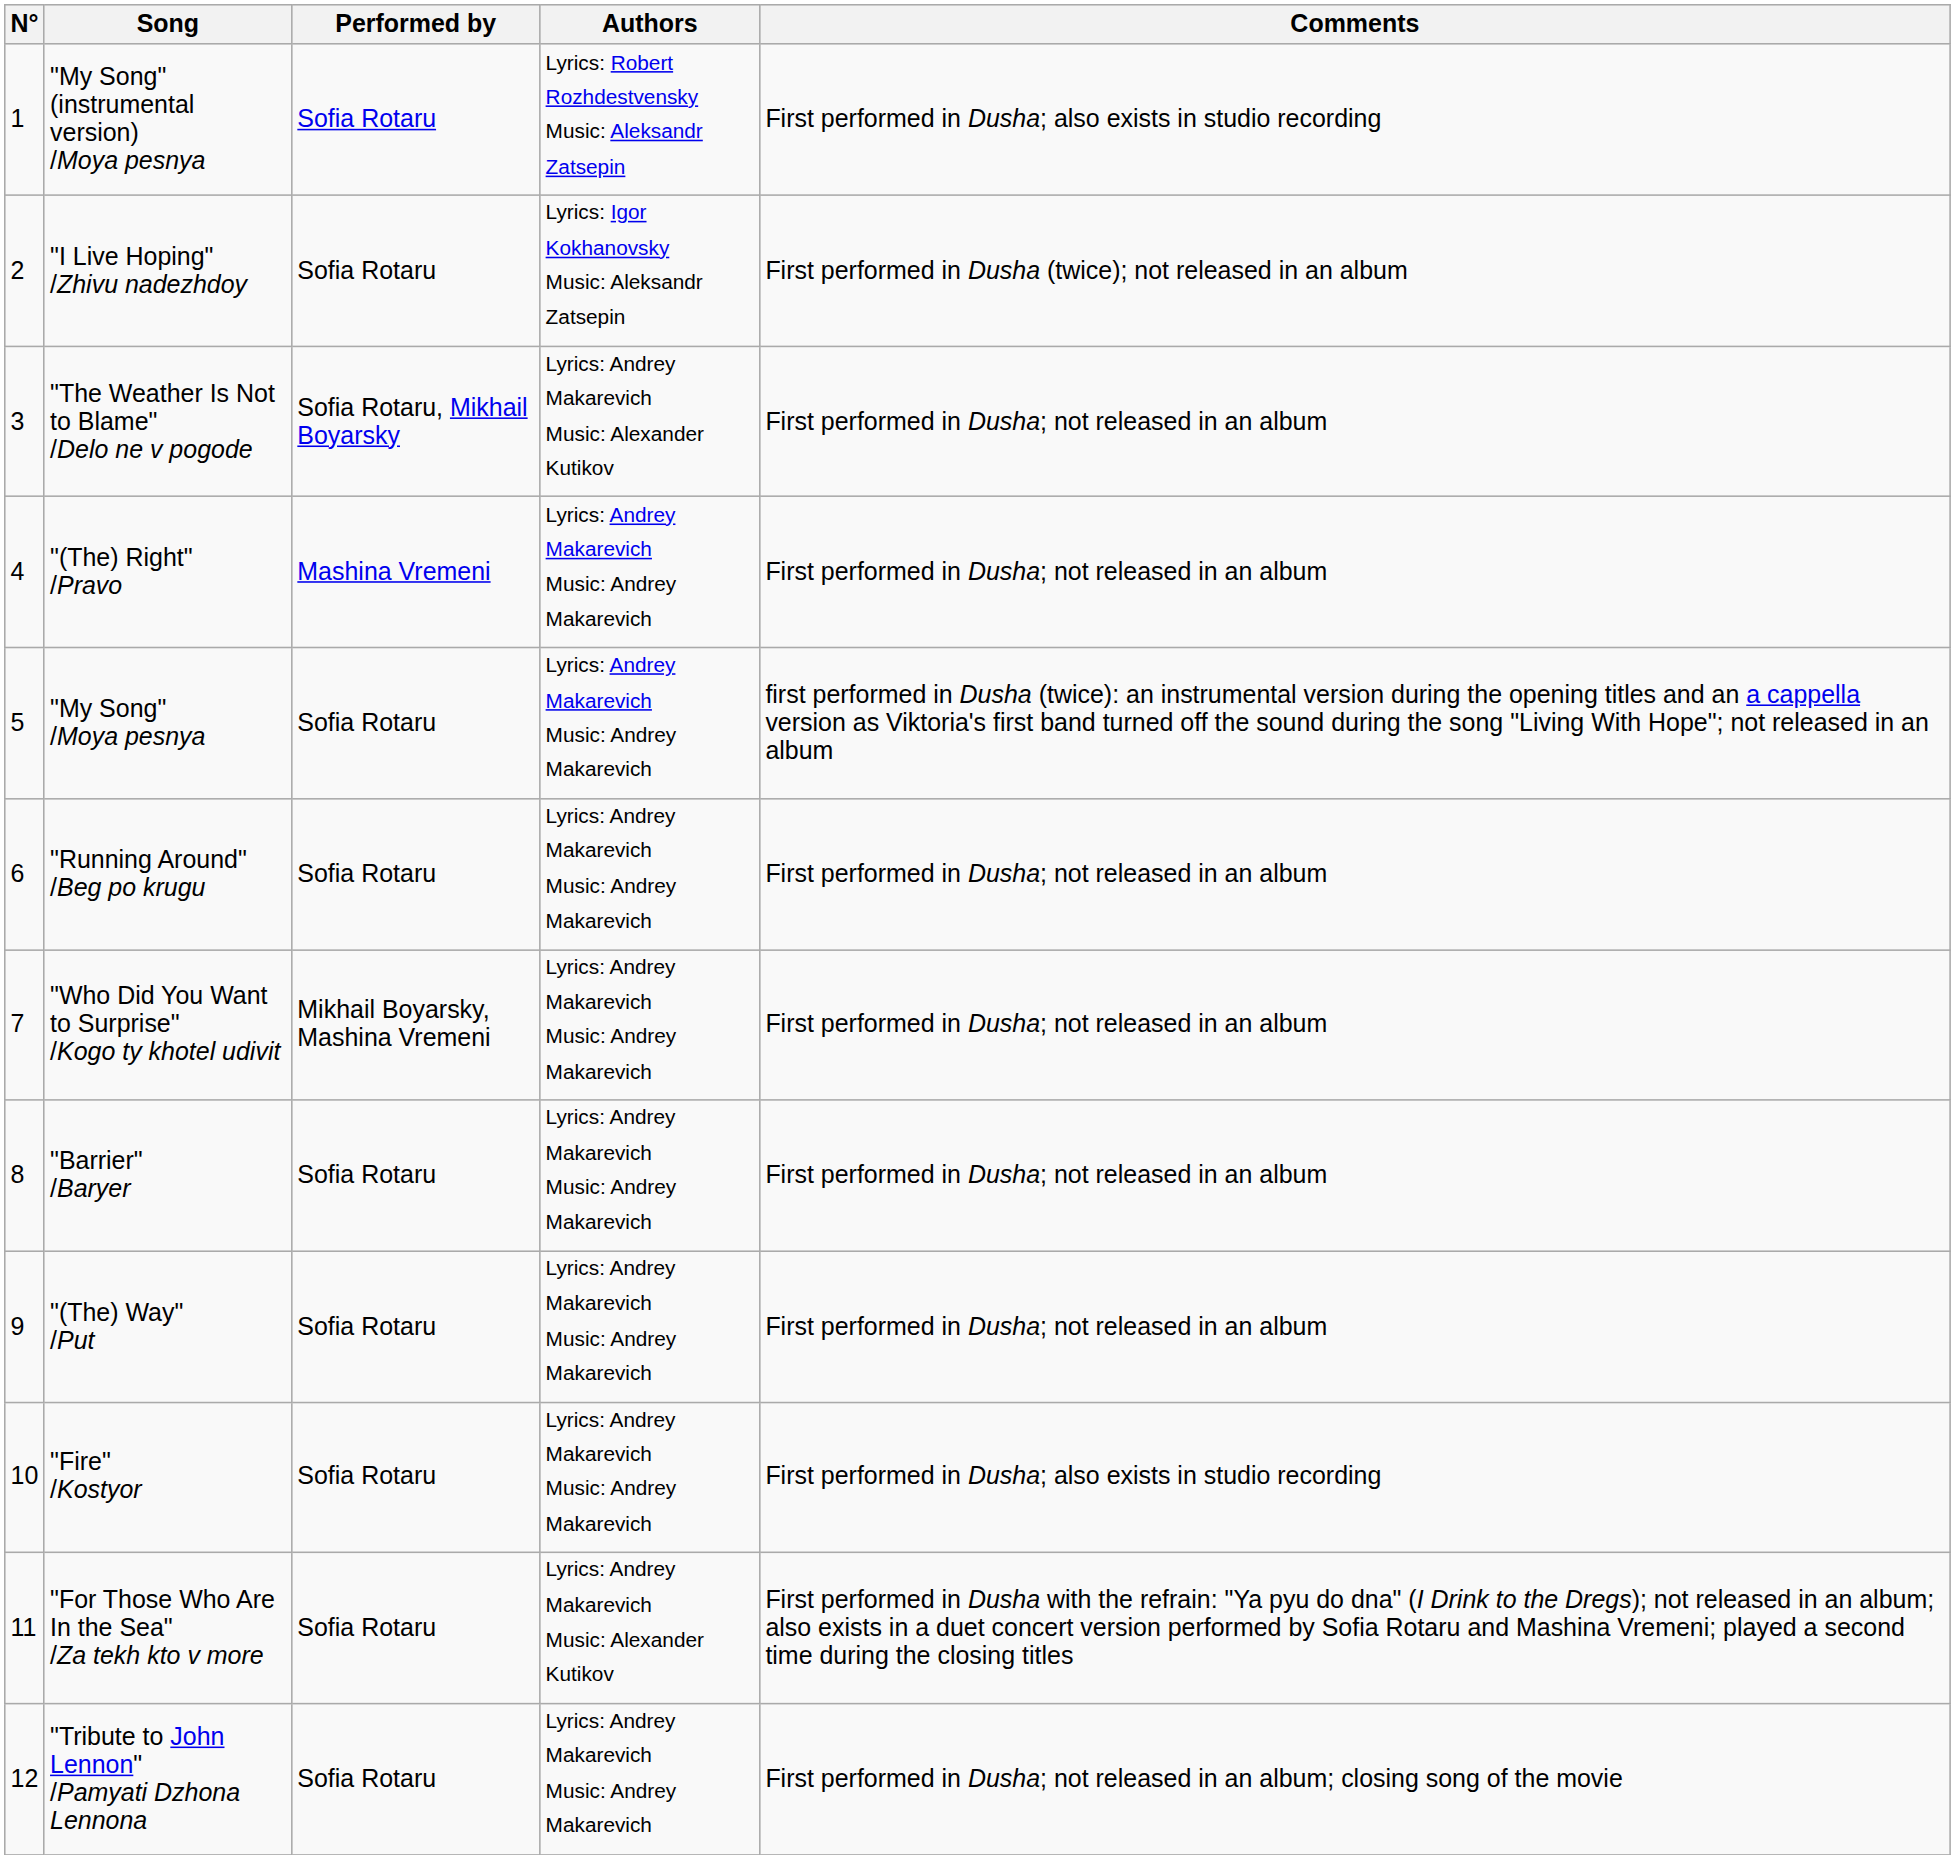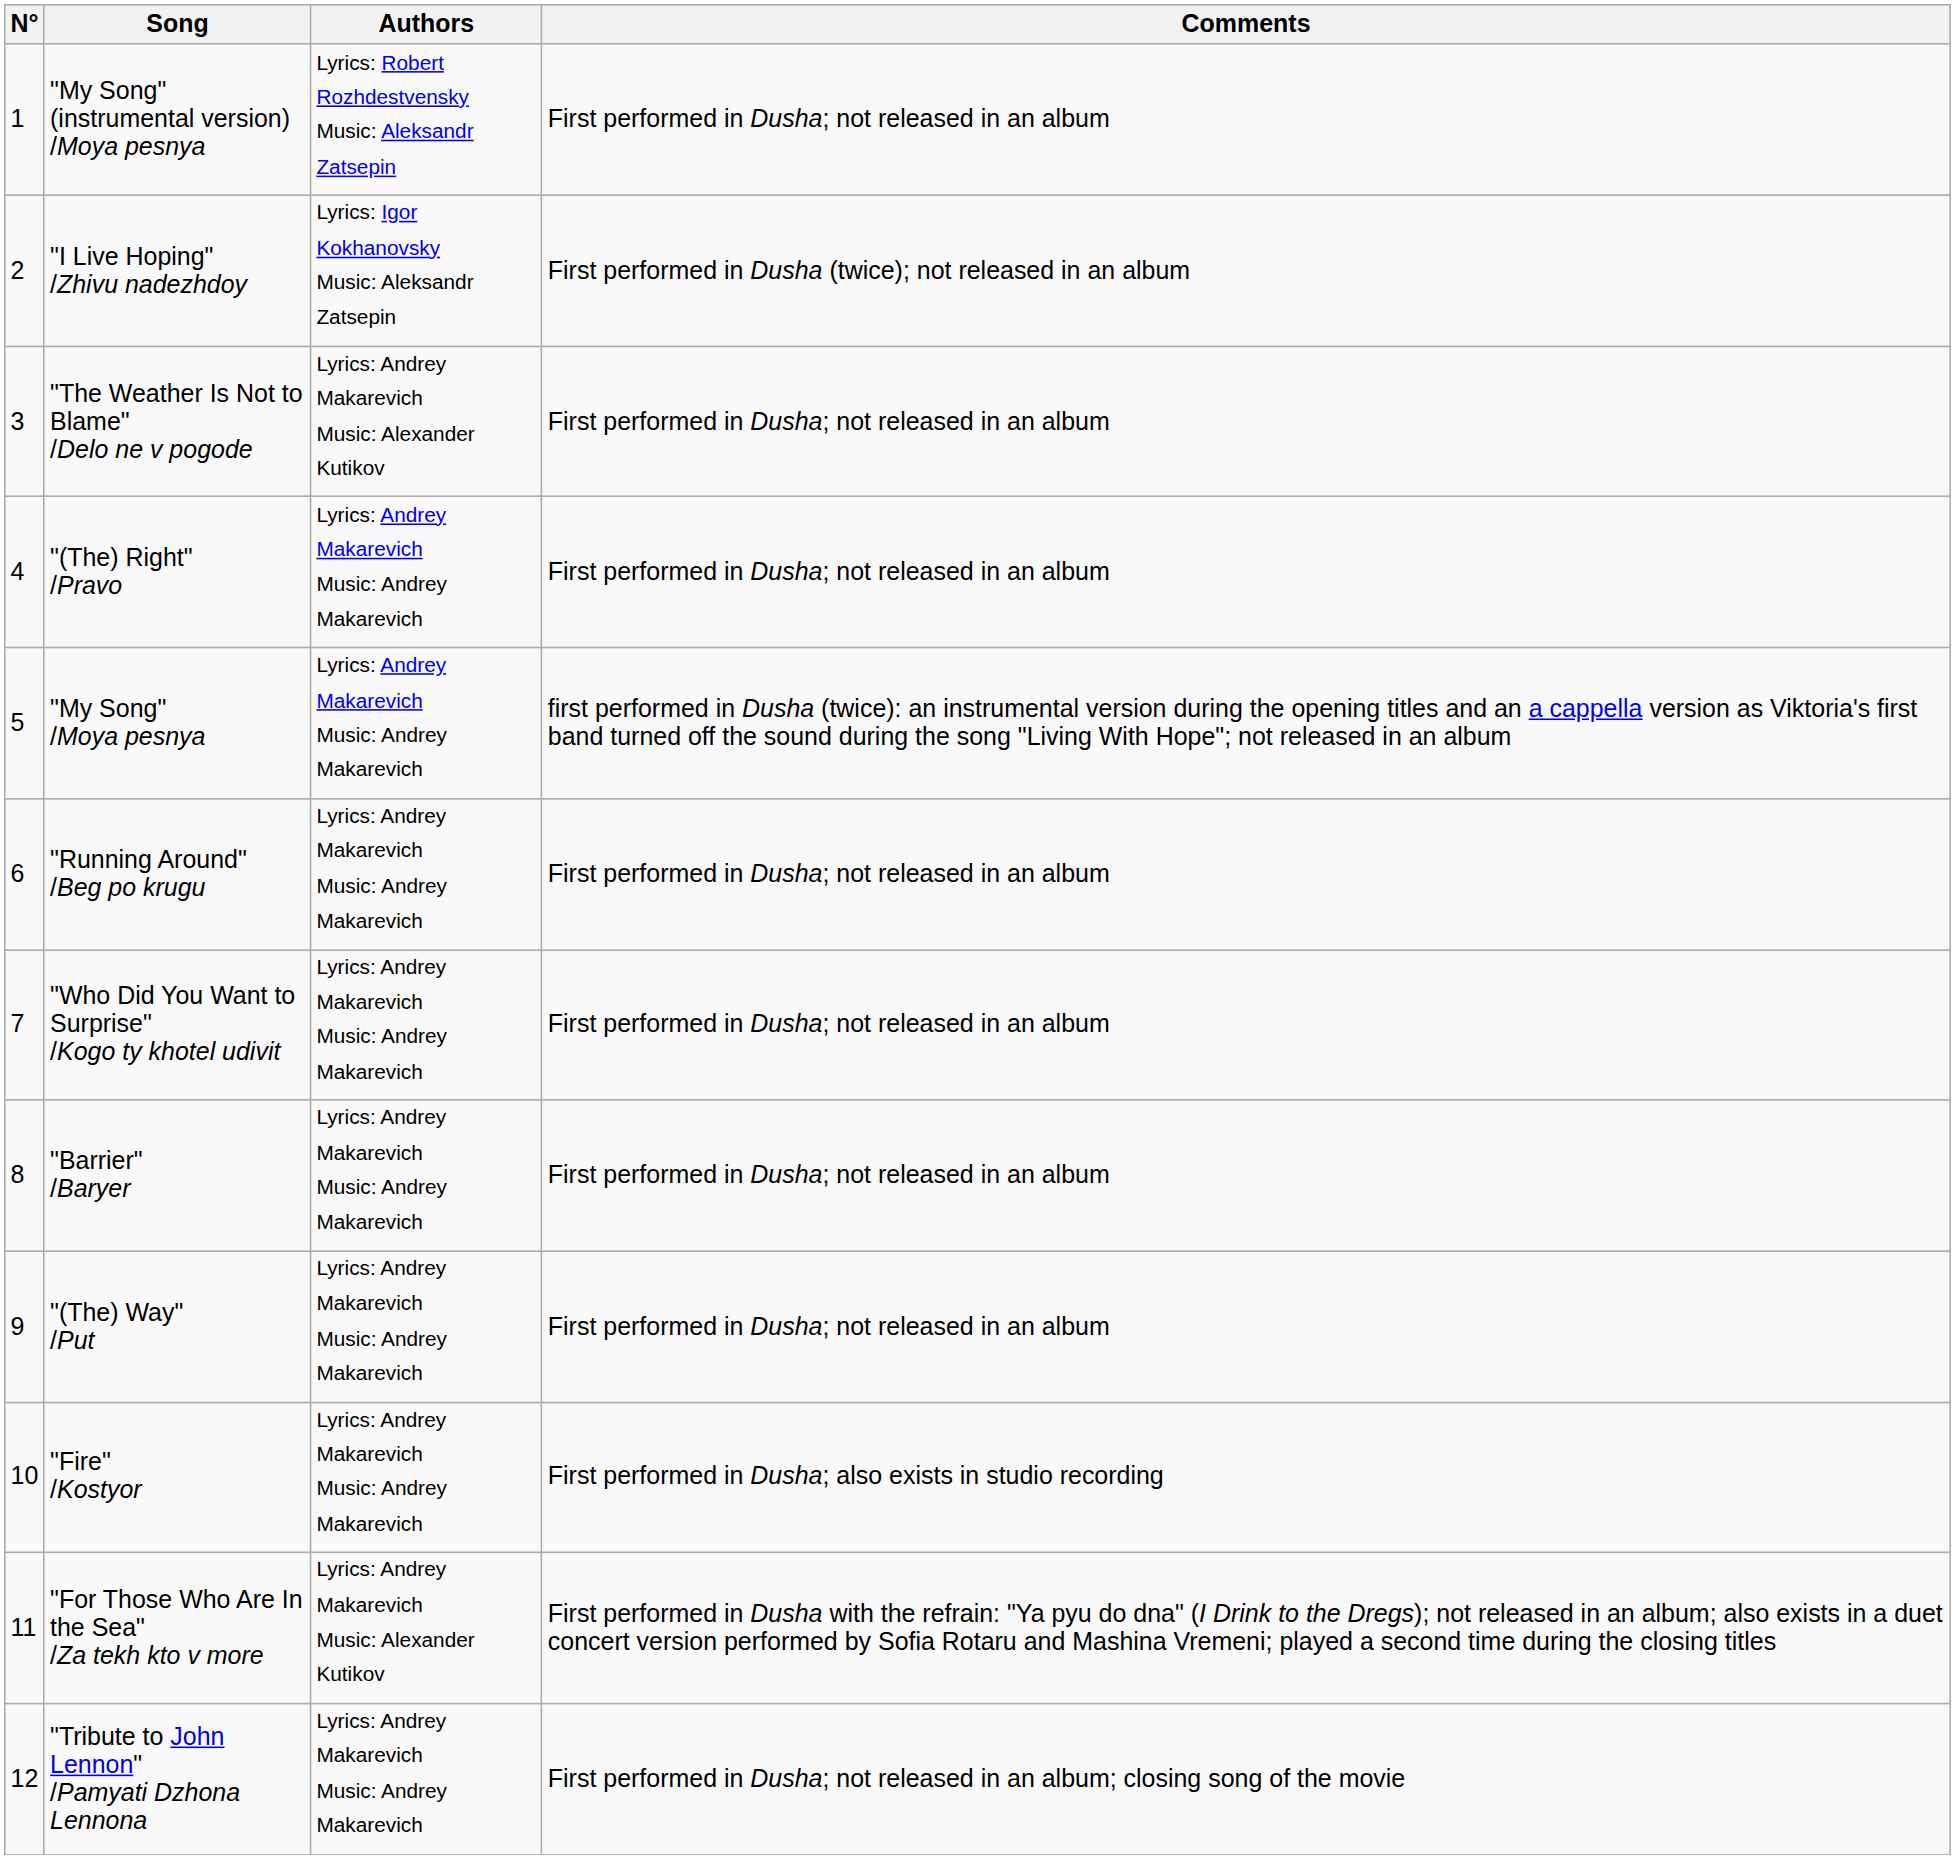- column: (416, 24)
(1073, 119) First performed in Dusha; also exists in studio recording -> (829, 119) First performed in Dusha; not released in an album
